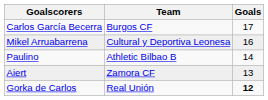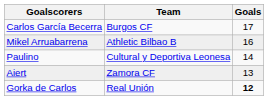(168, 42) Cultural y Deportiva Leonesa -> (141, 42) Athletic Bilbao B
(141, 57) Athletic Bilbao B -> (168, 57) Cultural y Deportiva Leonesa
